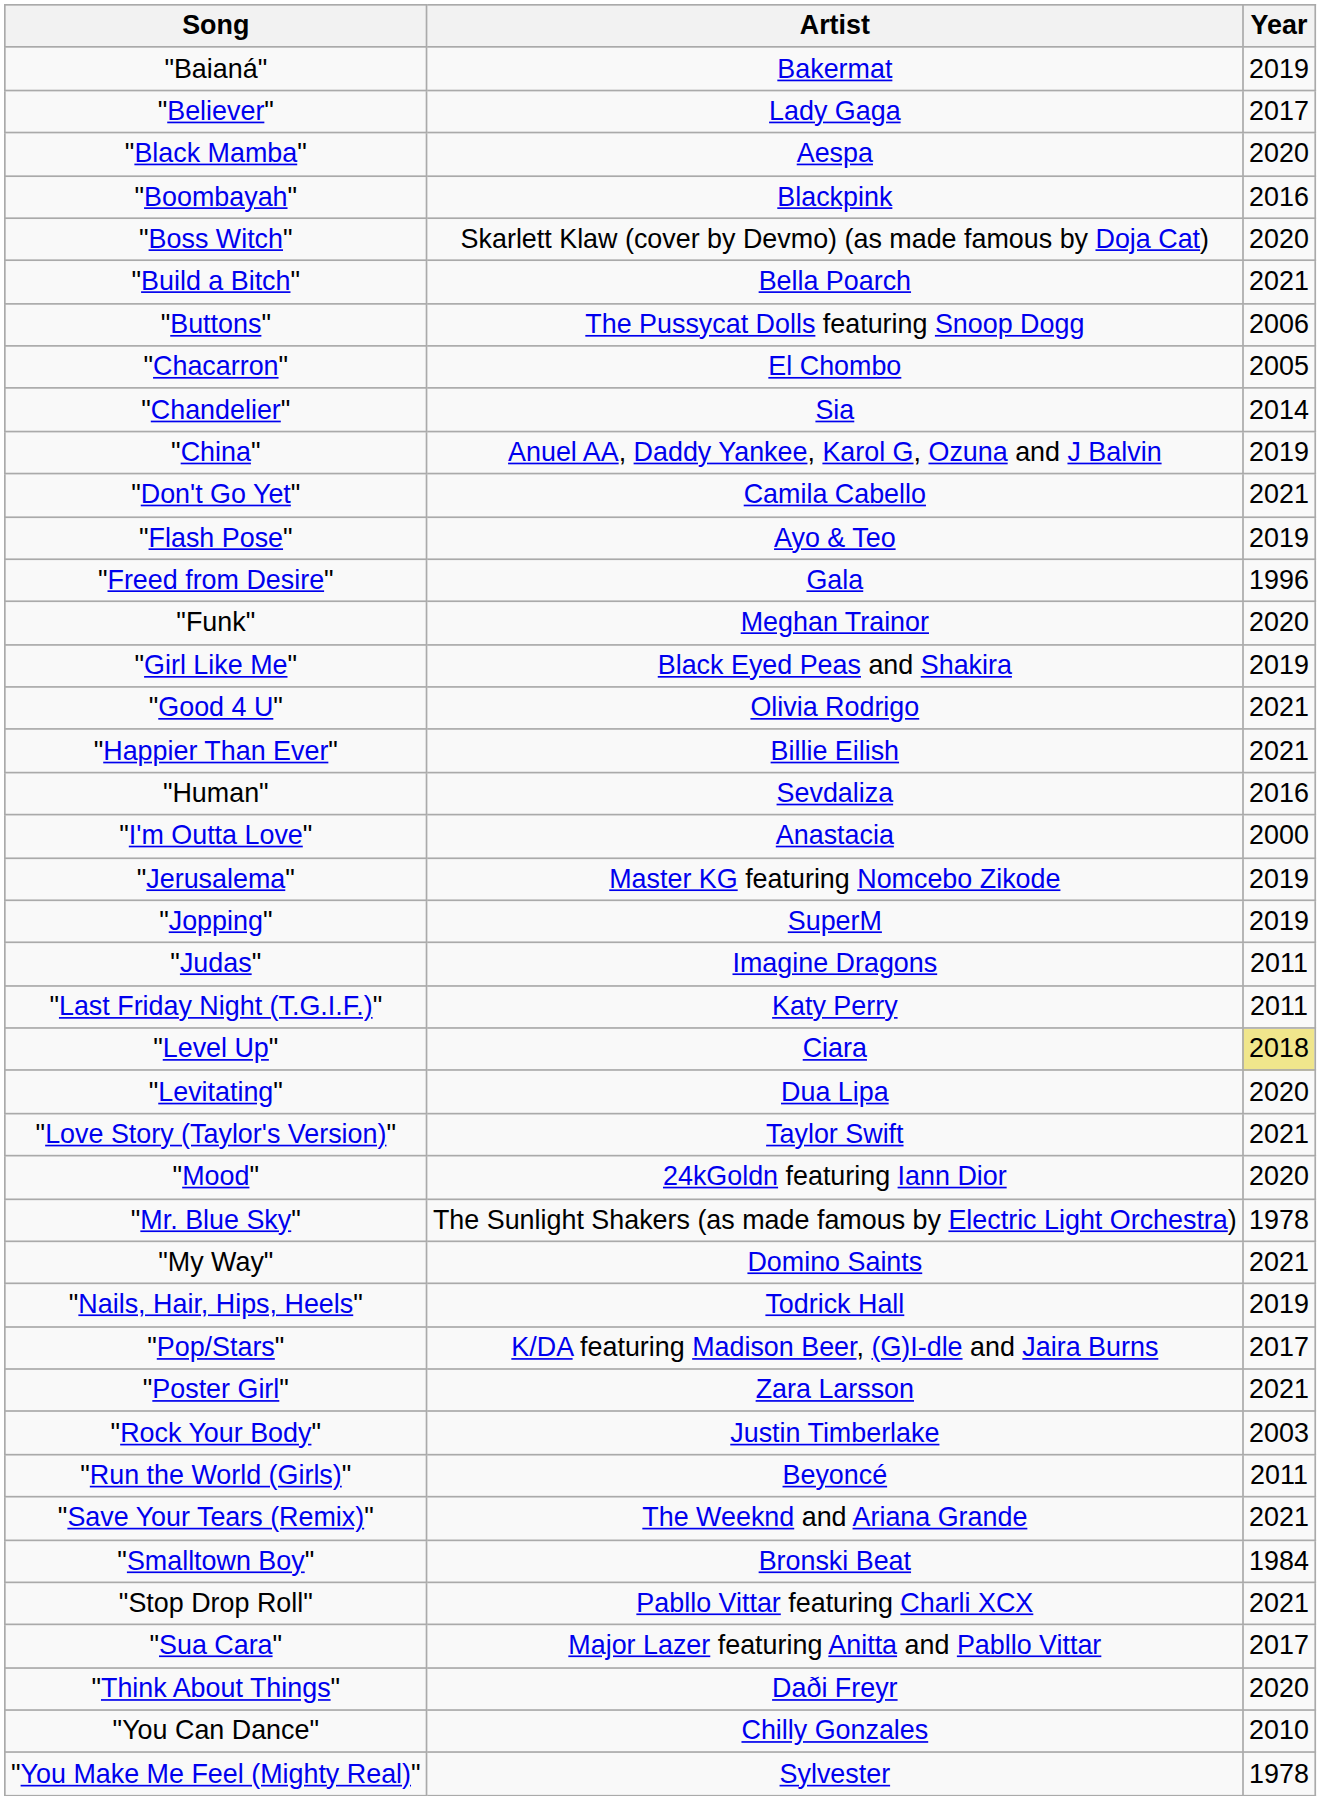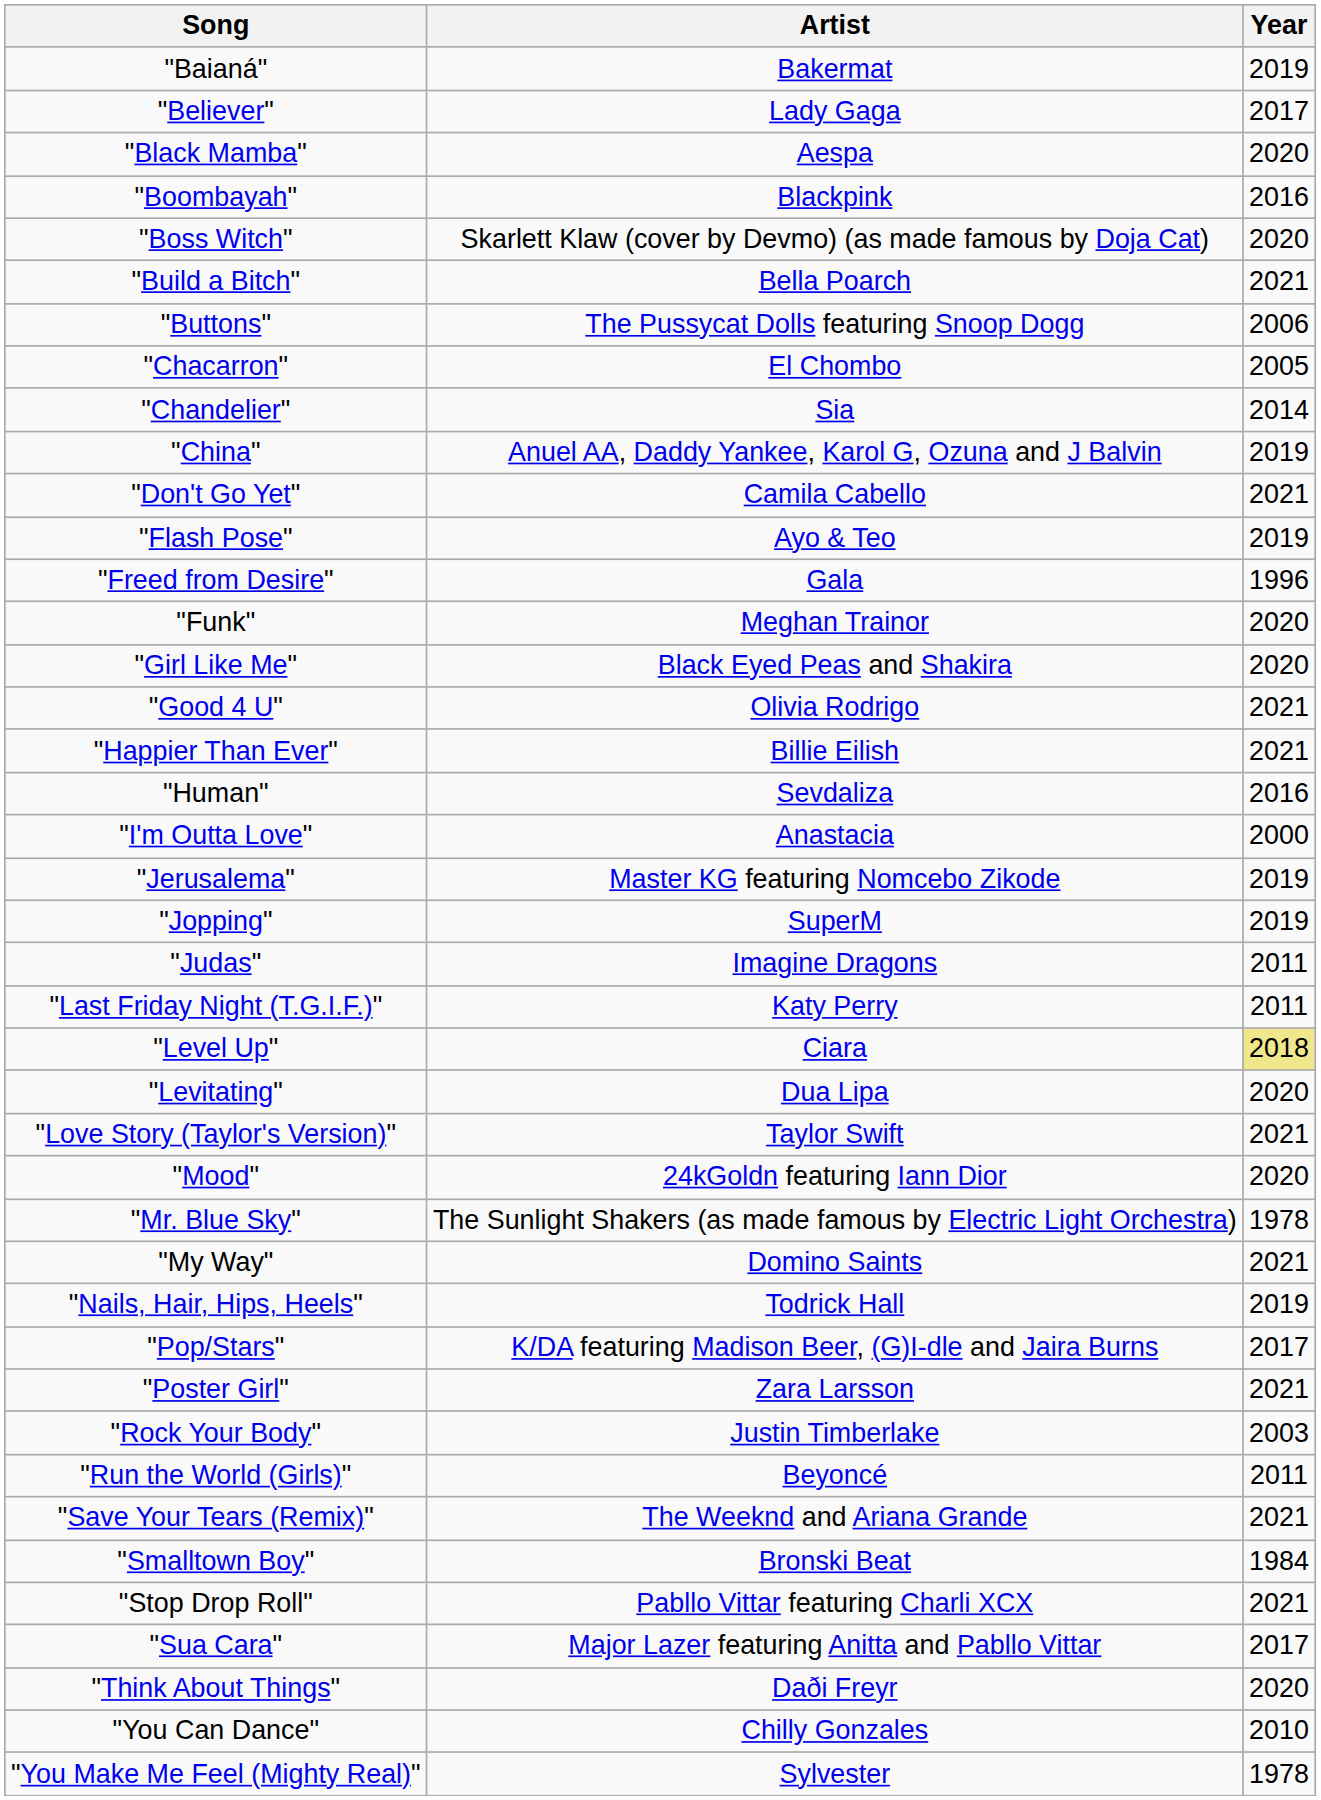(1279, 665) 2019 -> (1279, 665) 2020
